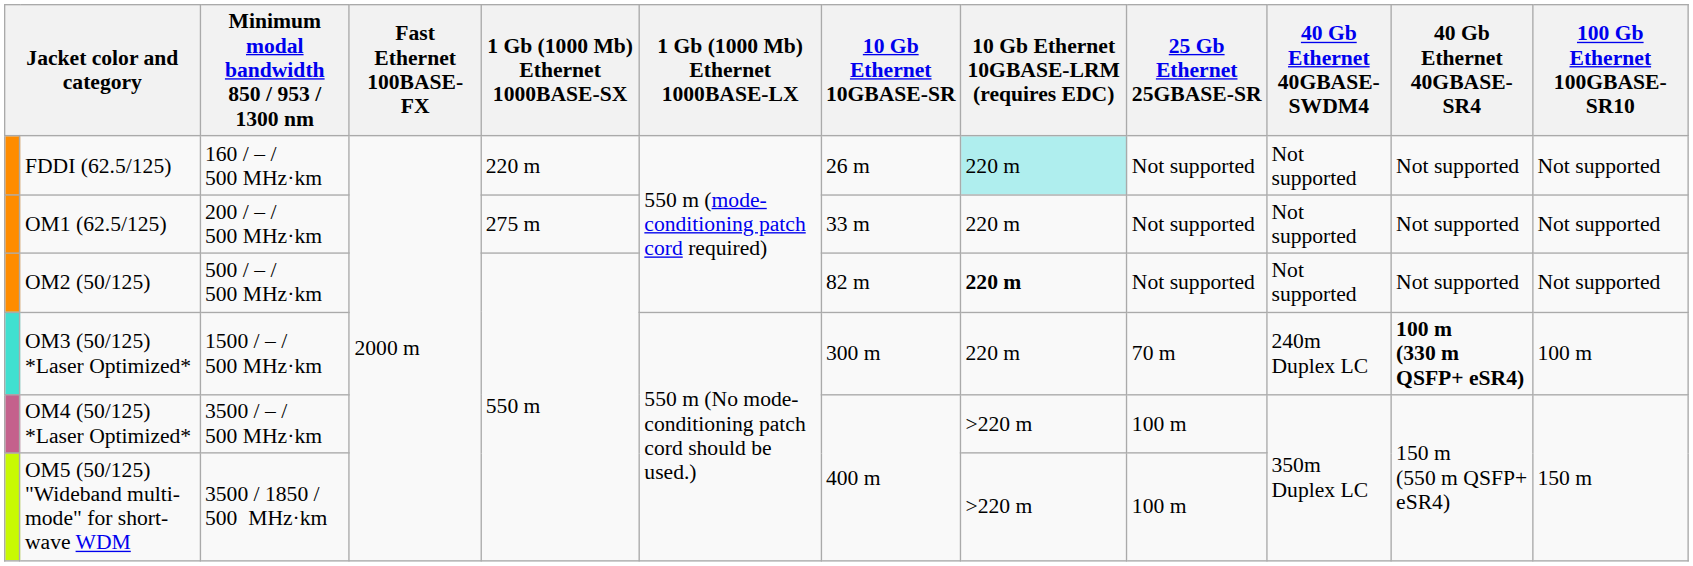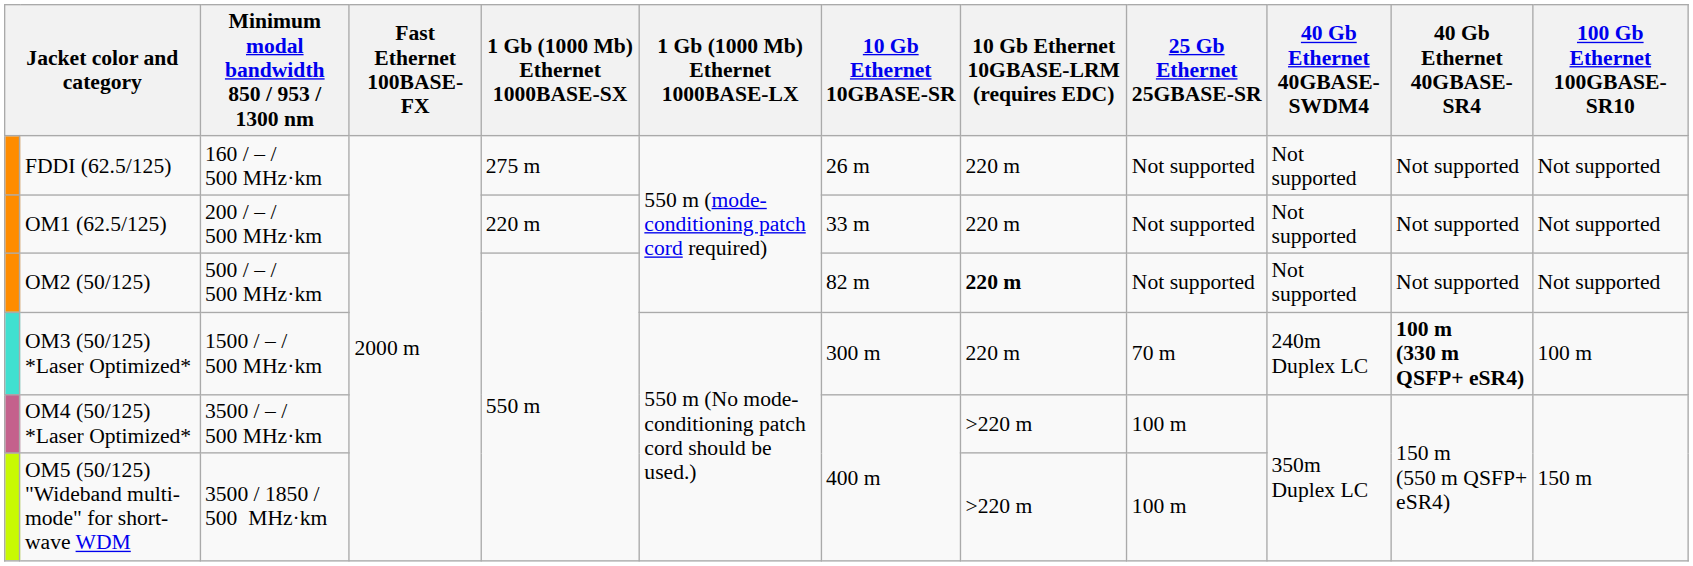(513, 165) 220 m -> (513, 165) 275 m
(993, 165) paleturquoise background -> (993, 165) no background
(513, 223) 275 m -> (513, 223) 220 m
